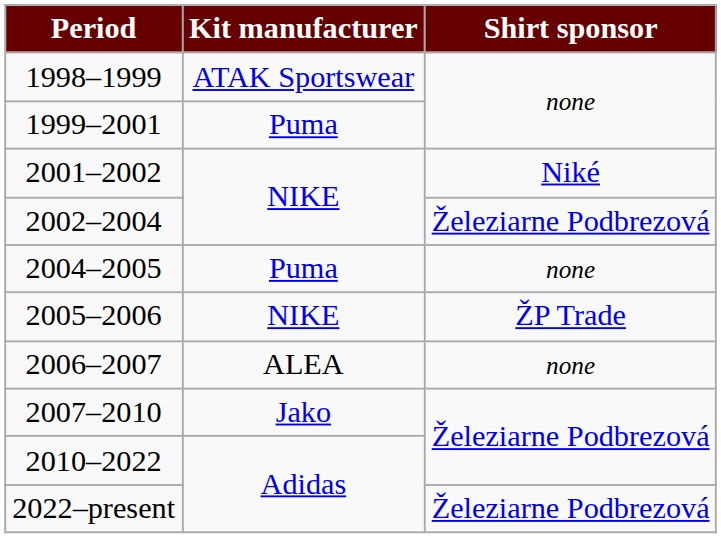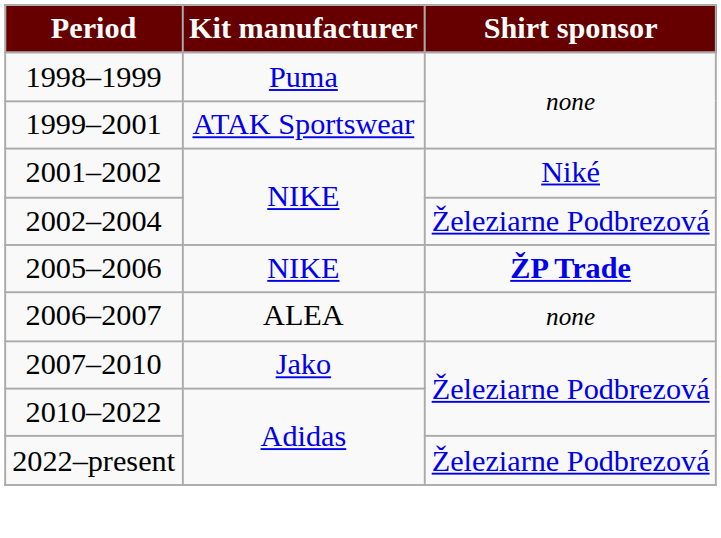(303, 76) ATAK Sportswear -> (303, 76) Puma
(303, 124) Puma -> (303, 124) ATAK Sportswear
- row: (94, 268)
(571, 316) normal -> (571, 268) bold
